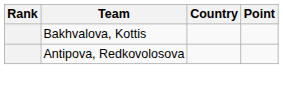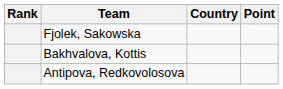+ row: (92, 34)
